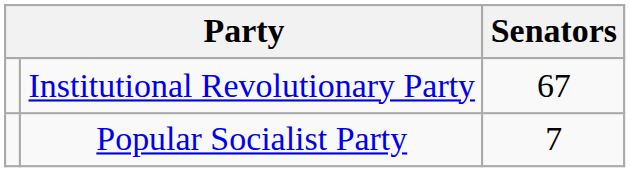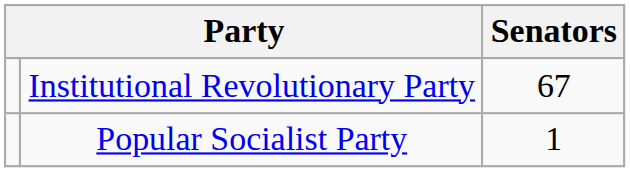(554, 138) 7 -> (554, 138) 1
